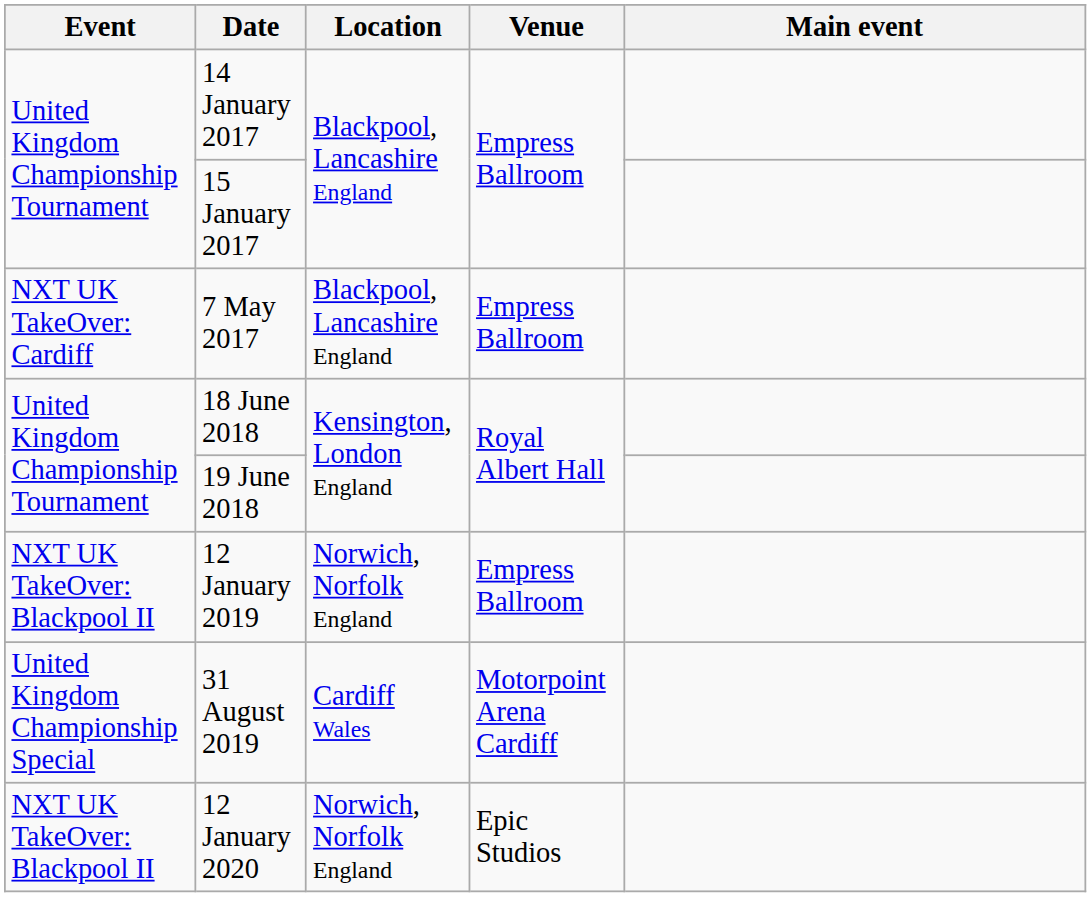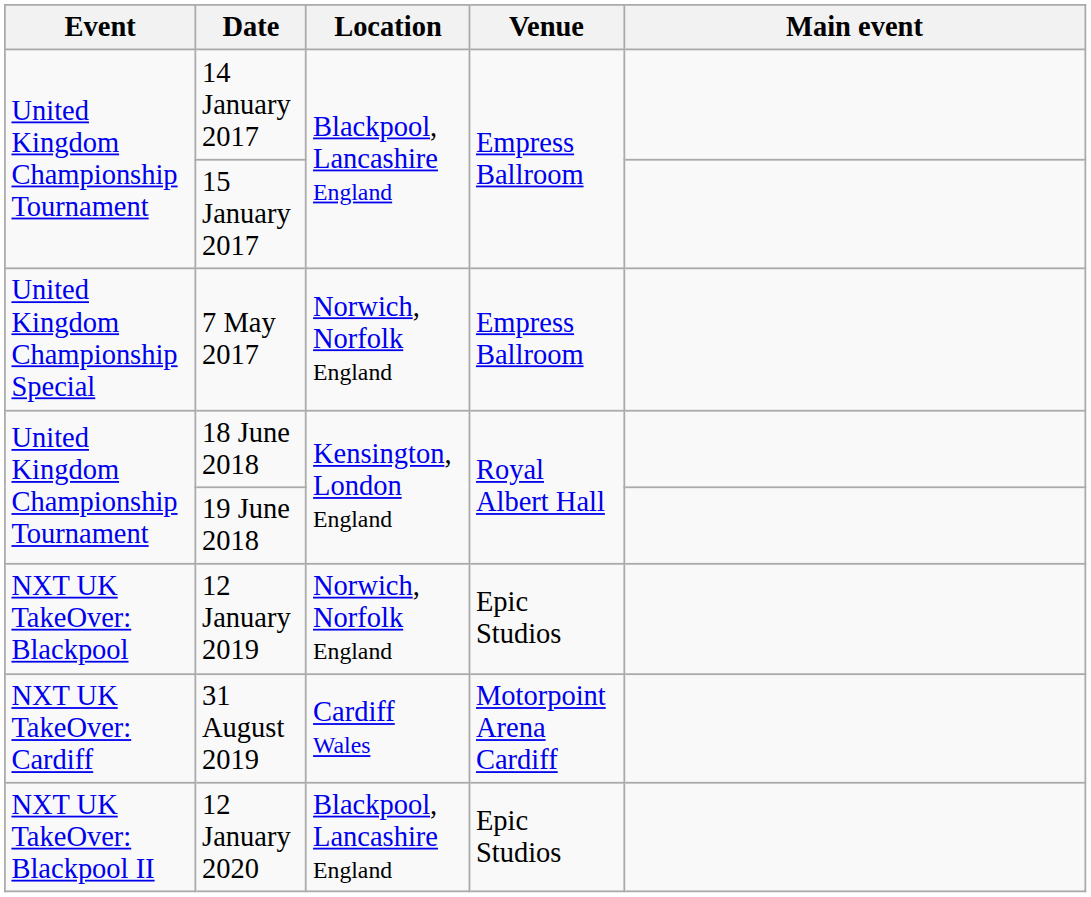(71, 322) NXT UK TakeOver: Cardiff -> (95, 338) United Kingdom Championship Special
(376, 322) Blackpool, Lancashire England -> (366, 338) Norwich, Norfolk England
(83, 586) NXT UK TakeOver: Blackpool II -> (71, 618) NXT UK TakeOver: Blackpool
(530, 586) Empress Ballroom -> (519, 618) Epic Studios
(95, 711) United Kingdom Championship Special -> (71, 727) NXT UK TakeOver: Cardiff
(366, 836) Norwich, Norfolk England -> (376, 836) Blackpool, Lancashire England
